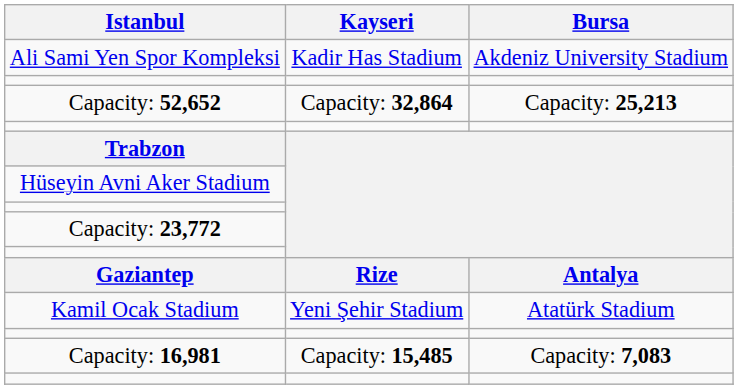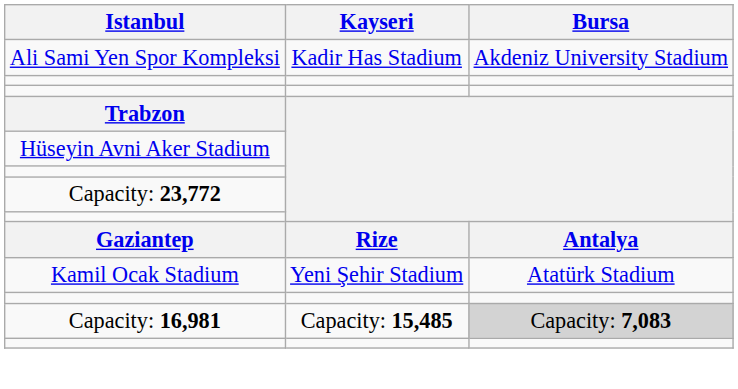- row: (145, 102)
(601, 355) no background -> (601, 320) lightgrey background
